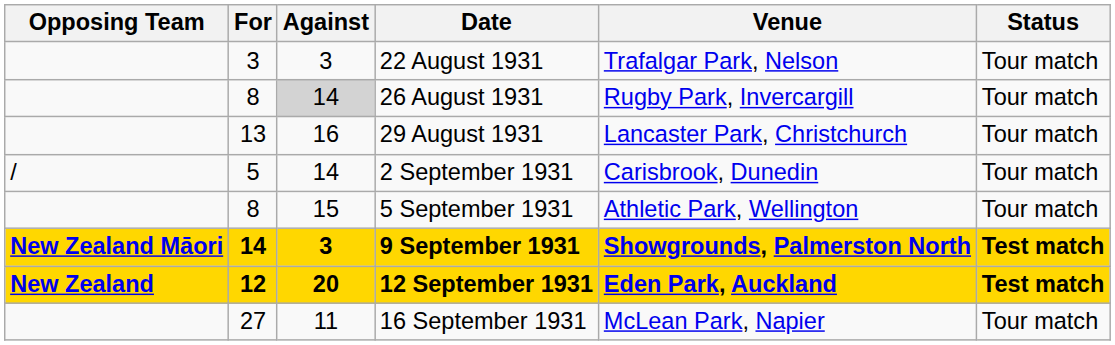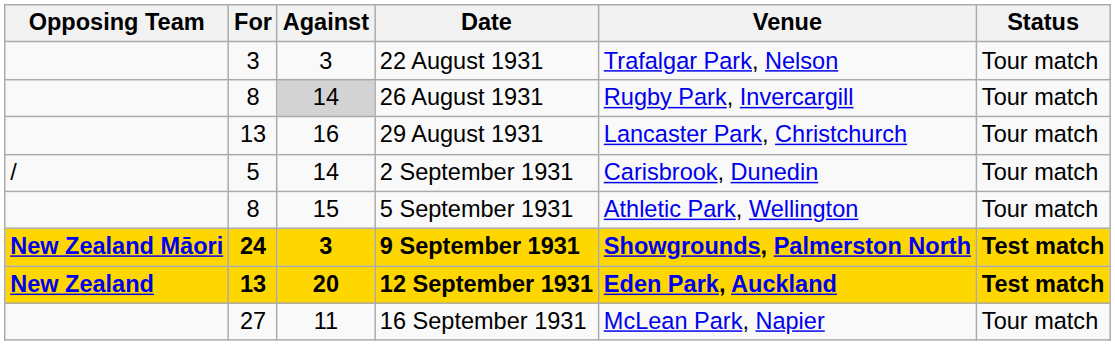(253, 246) 14 -> (253, 246) 24
(253, 284) 12 -> (253, 284) 13
